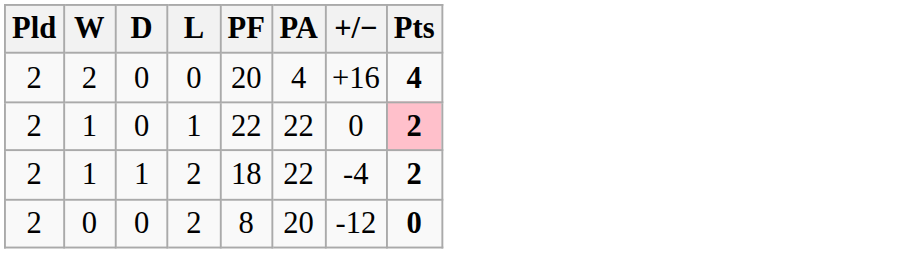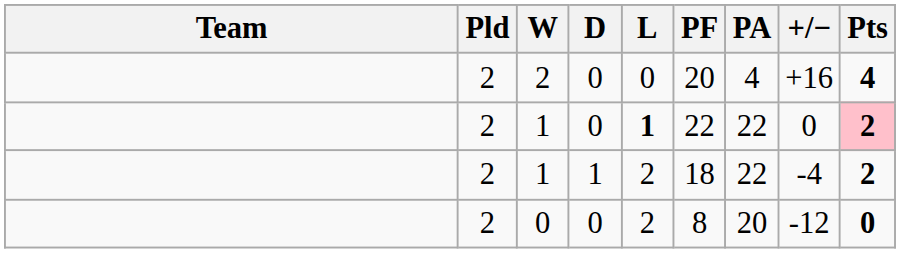+ column: (232, 28)
(194, 125) normal -> (647, 125) bold
